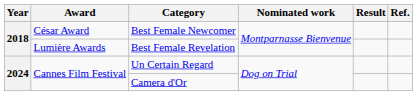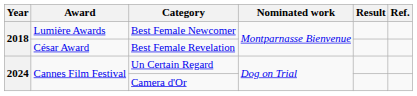(61, 30) César Award -> (70, 30) Lumière Awards
(70, 47) Lumière Awards -> (61, 47) César Award
